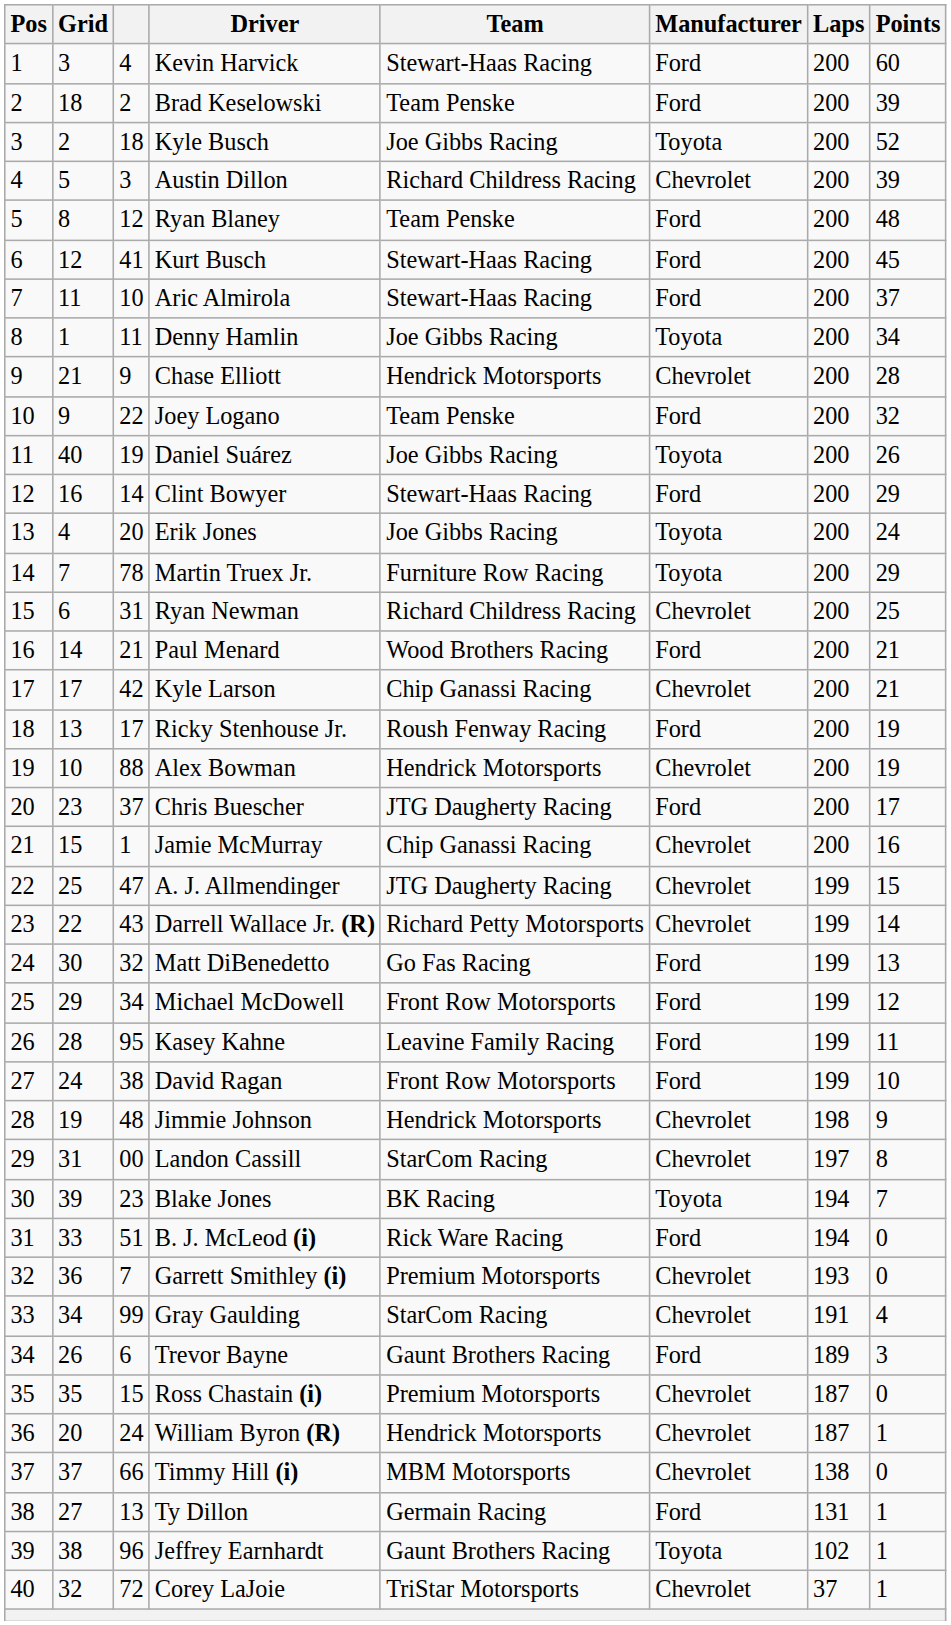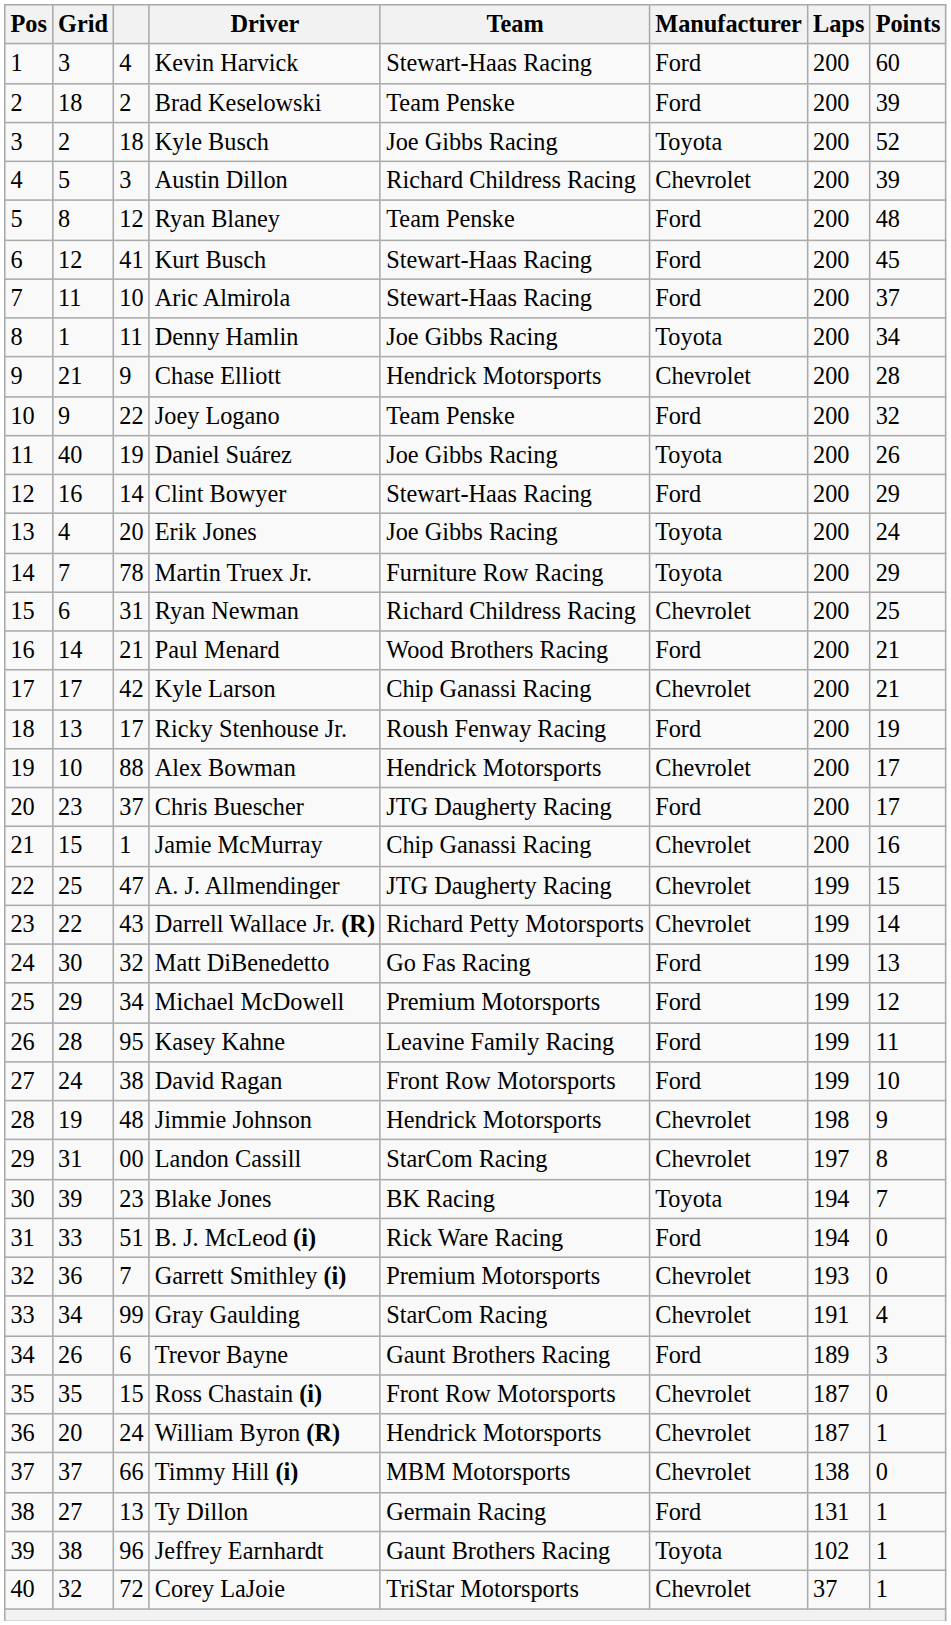(888, 767) 19 -> (888, 767) 17
(501, 1002) Front Row Motorsports -> (493, 1002) Premium Motorsports
(493, 1393) Premium Motorsports -> (501, 1393) Front Row Motorsports
